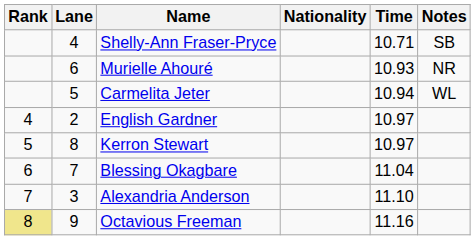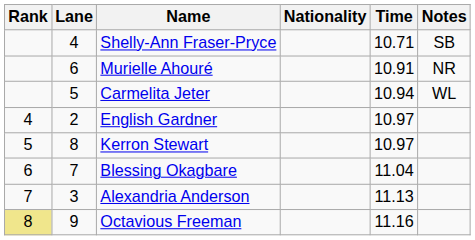(394, 68) 10.93 -> (394, 68) 10.91
(394, 196) 11.10 -> (394, 196) 11.13
